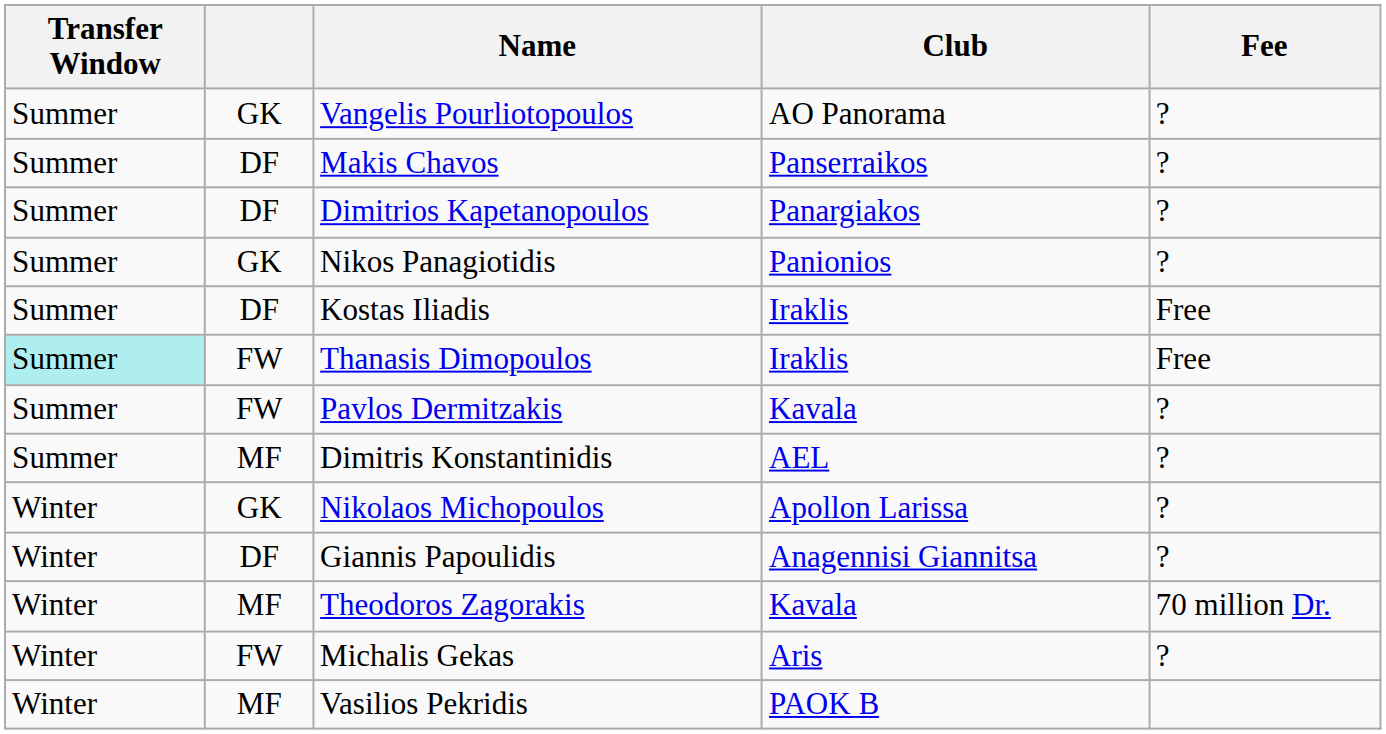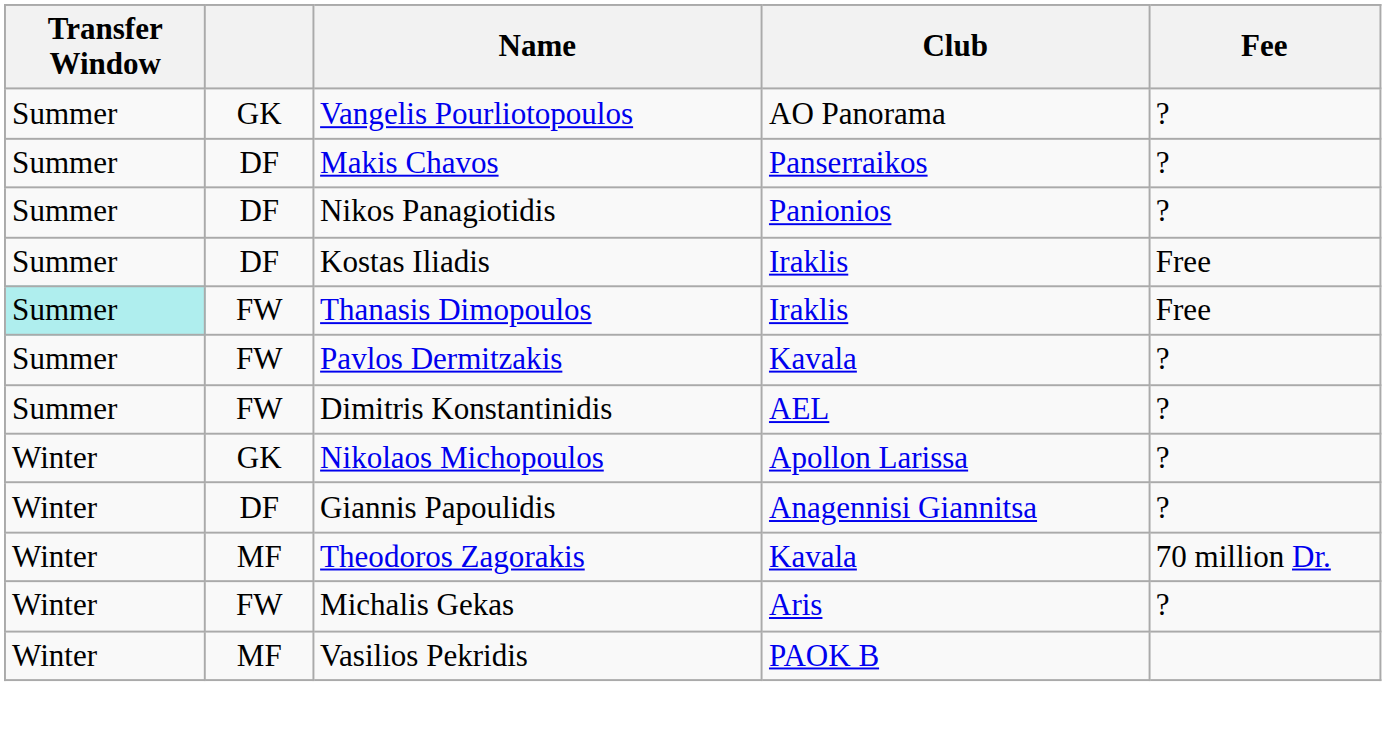- row: (484, 211)
(259, 260) GK -> (259, 211) DF
(259, 457) MF -> (259, 408) FW
